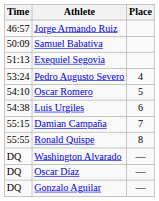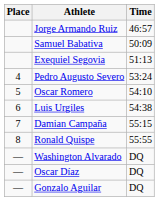columns swapped: (141, 12) <-> (18, 12)
